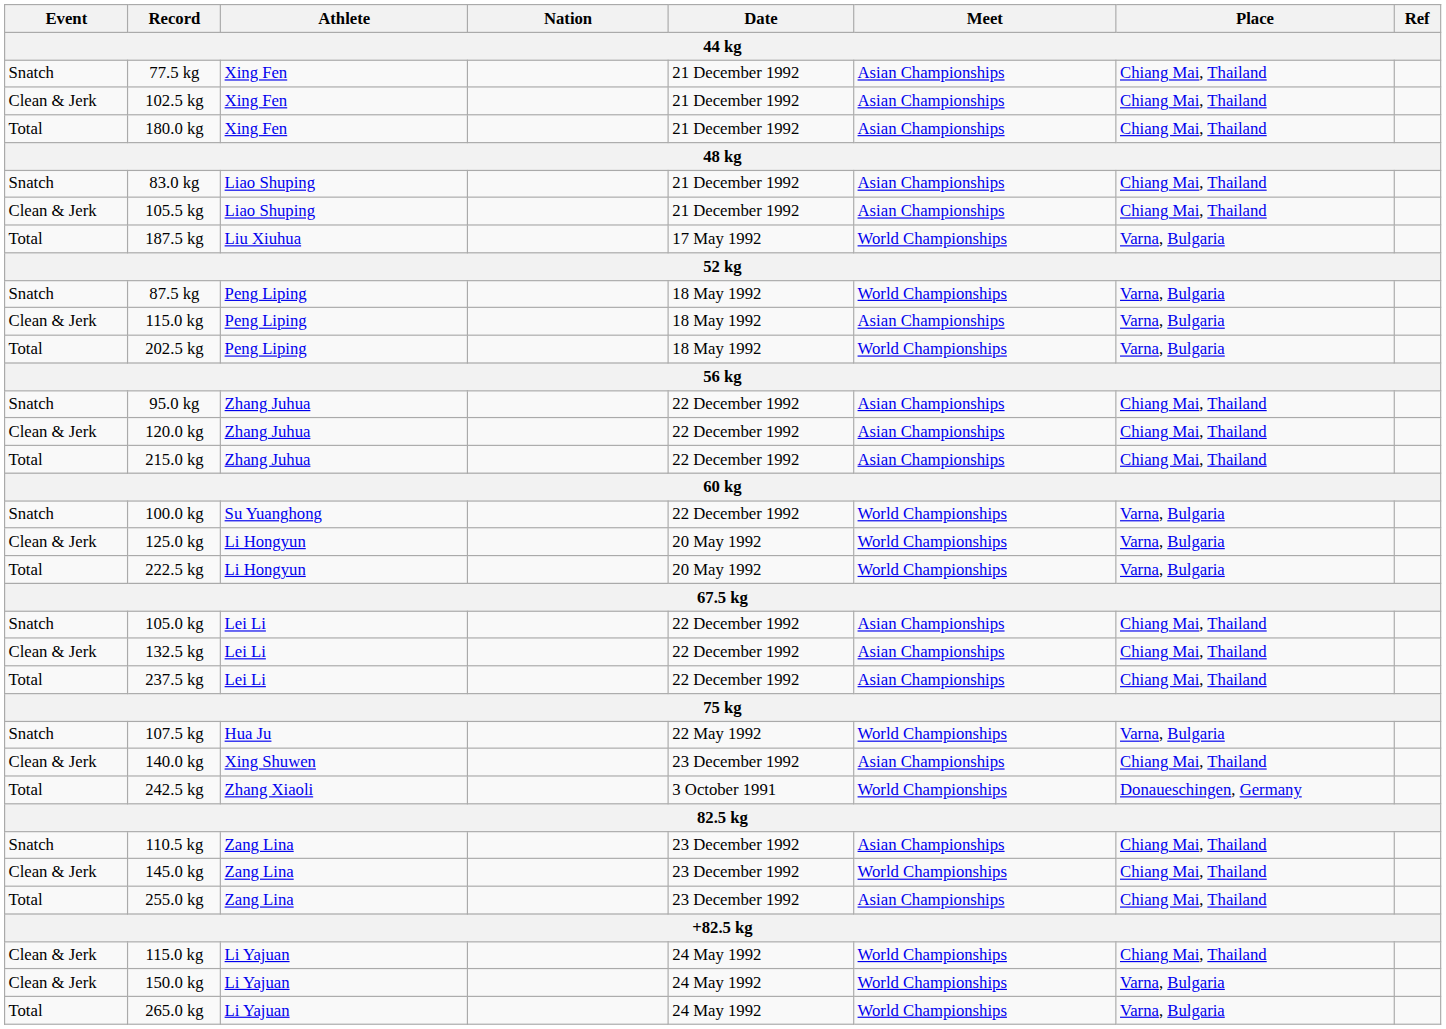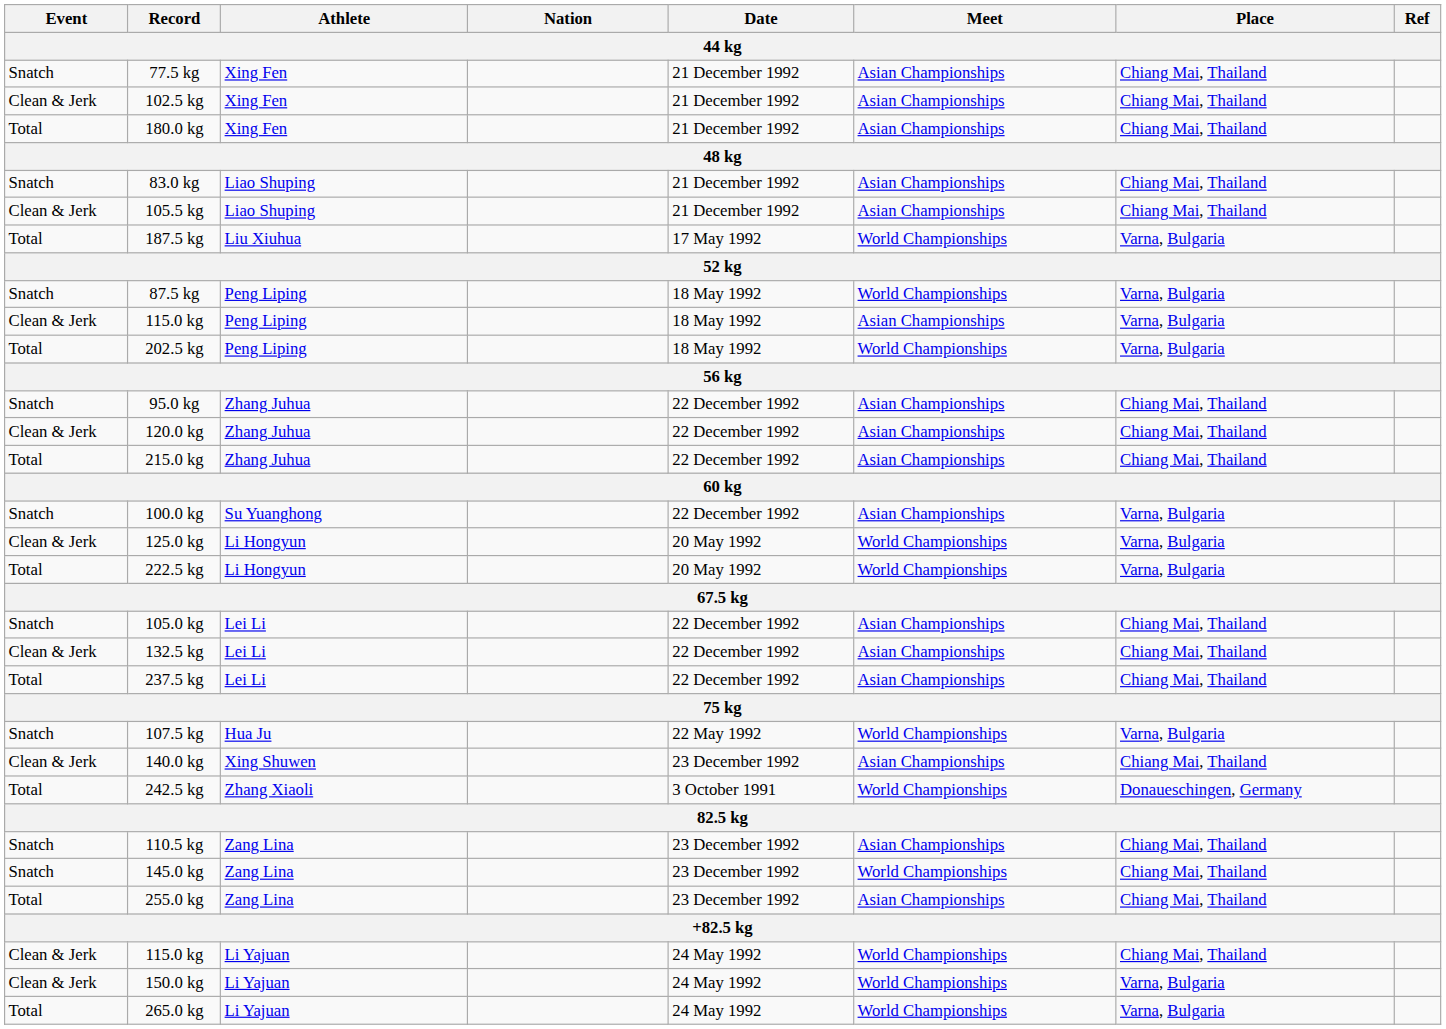(932, 514) World Championships -> (931, 514) Asian Championships
(53, 872) Clean & Jerk -> (31, 872) Snatch
